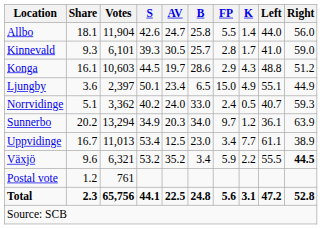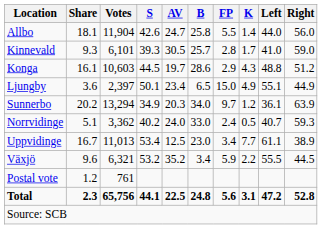rows swapped: (35, 104) <-> (29, 123)
(304, 159) bold -> (304, 159) normal
